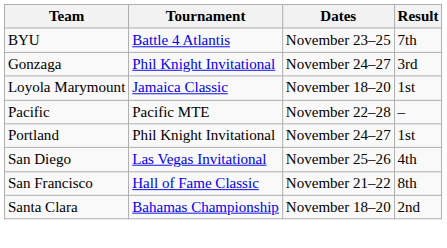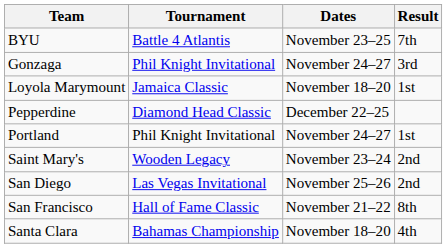- row: (29, 111)
+ row: (42, 111)
+ row: (46, 159)
(407, 159) 4th -> (409, 183) 2nd
(409, 207) 2nd -> (407, 231) 4th
